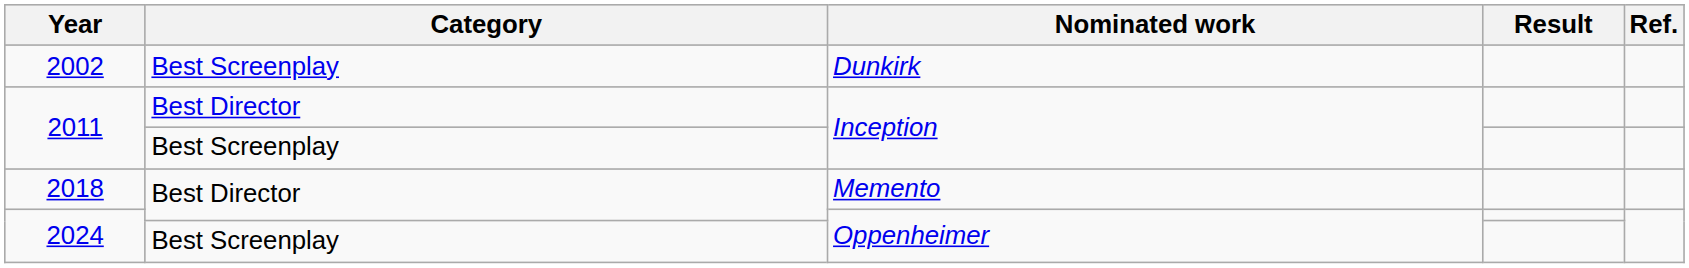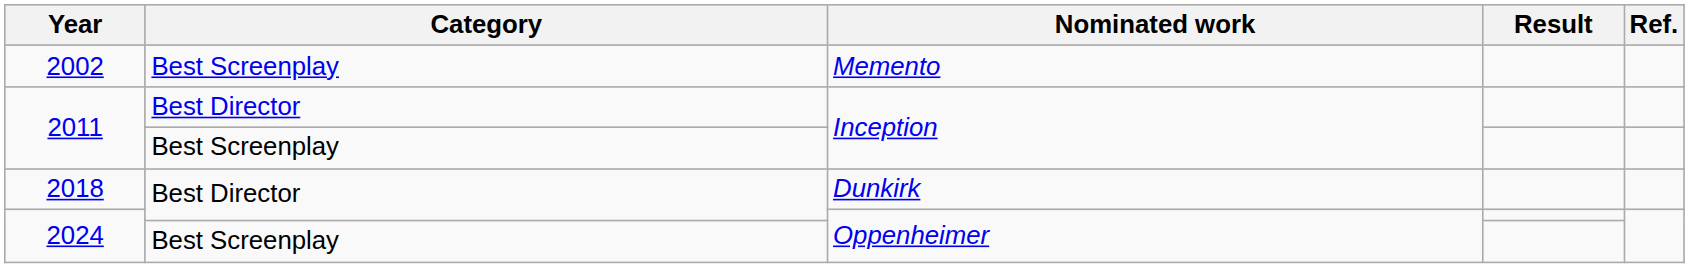(877, 65) Dunkirk -> (887, 65) Memento
(887, 188) Memento -> (877, 188) Dunkirk
